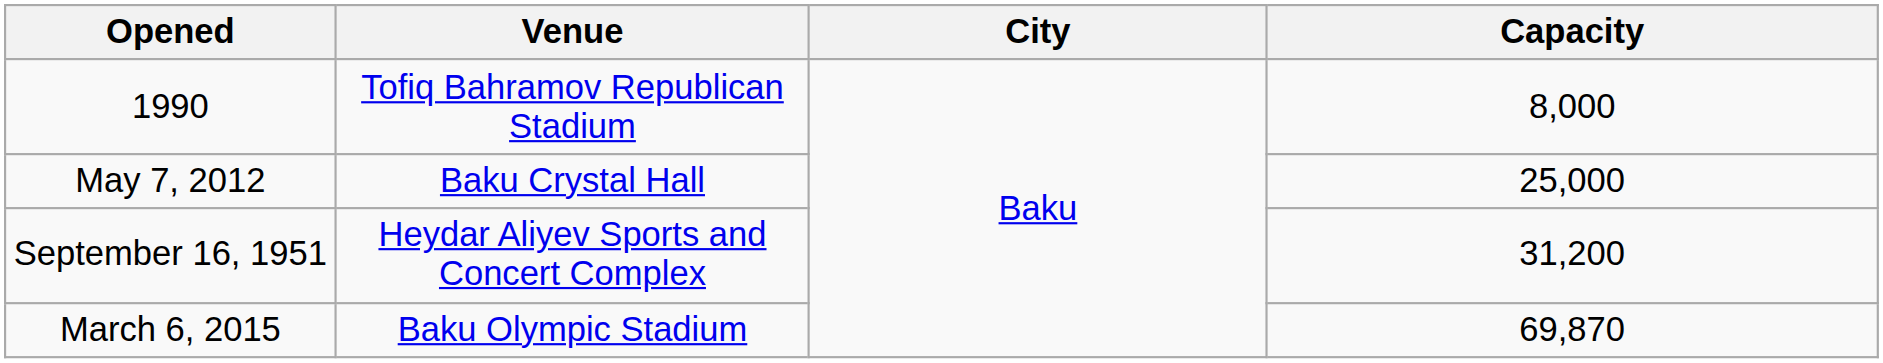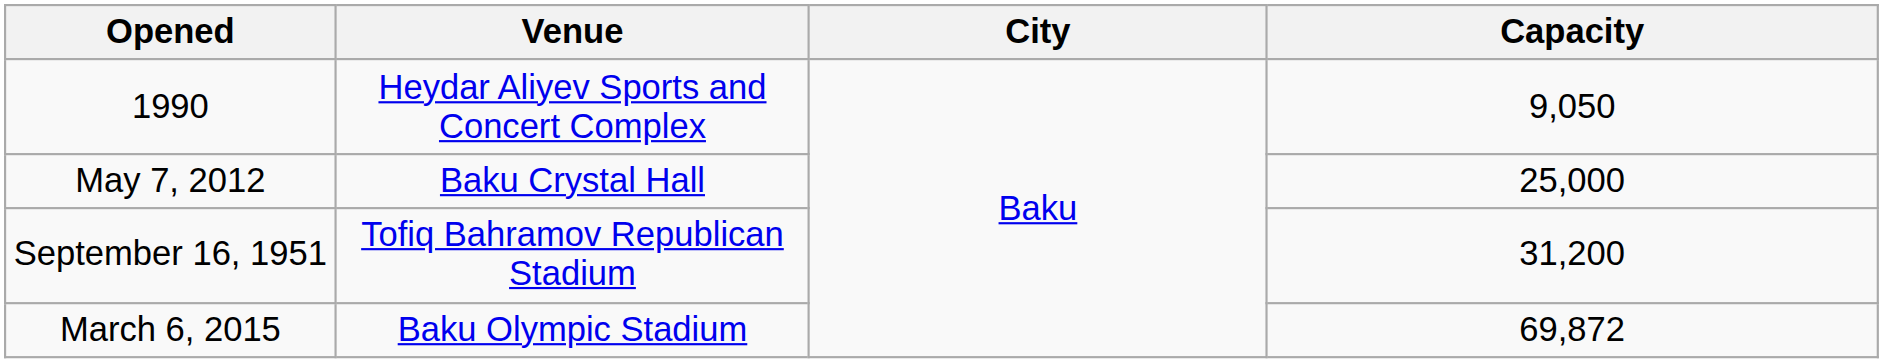(572, 106) Tofiq Bahramov Republican Stadium -> (572, 106) Heydar Aliyev Sports and Concert Complex
(1572, 106) 8,000 -> (1572, 106) 9,050
(572, 254) Heydar Aliyev Sports and Concert Complex -> (572, 254) Tofiq Bahramov Republican Stadium
(1572, 328) 69,870 -> (1572, 328) 69,872
